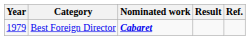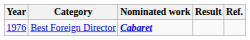(16, 27) 1979 -> (16, 27) 1976
